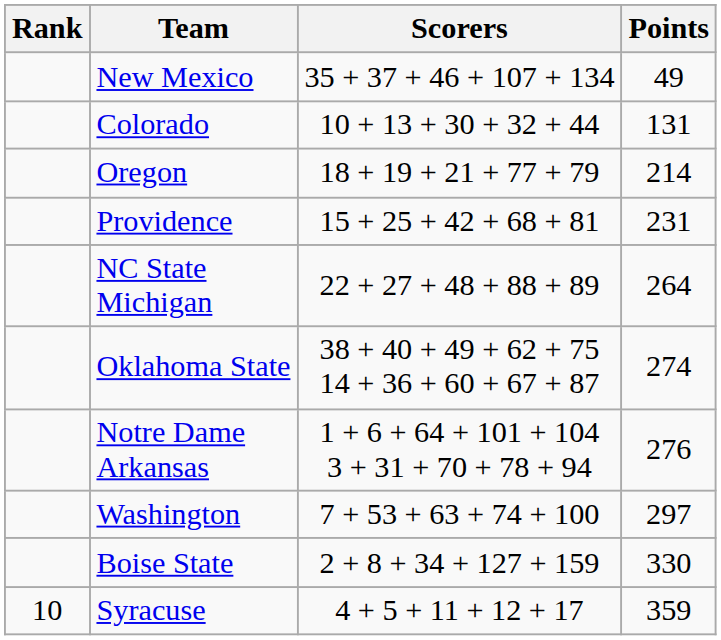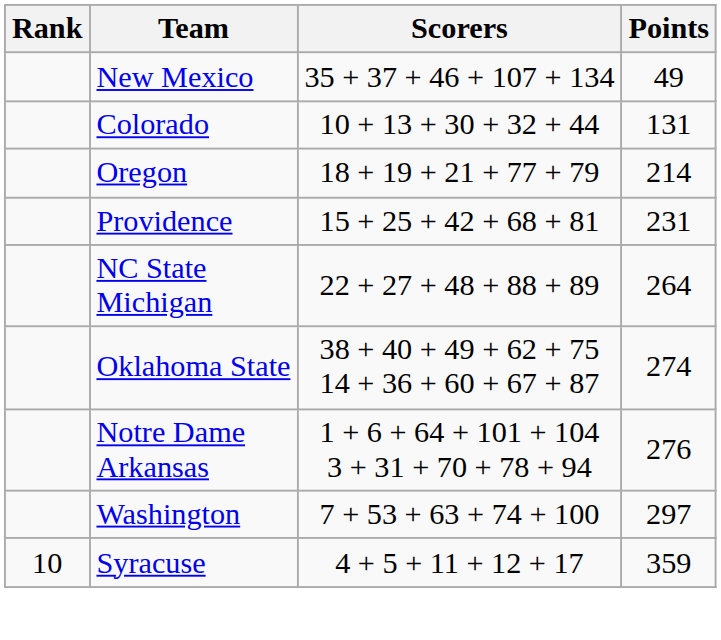- row: (165, 562)
